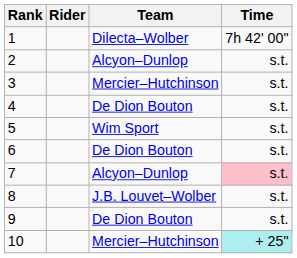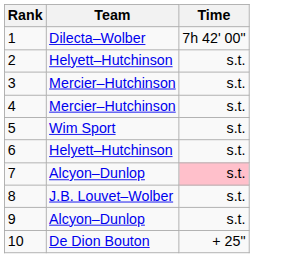- column: (67, 15)
(140, 60) Alcyon–Dunlop -> (111, 60) Helyett–Hutchinson
(142, 106) De Dion Bouton -> (112, 106) Mercier–Hutchinson
(142, 151) De Dion Bouton -> (111, 151) Helyett–Hutchinson
(142, 219) De Dion Bouton -> (97, 219) Alcyon–Dunlop
(155, 241) Mercier–Hutchinson -> (99, 241) De Dion Bouton
(272, 241) paleturquoise background -> (229, 241) no background
